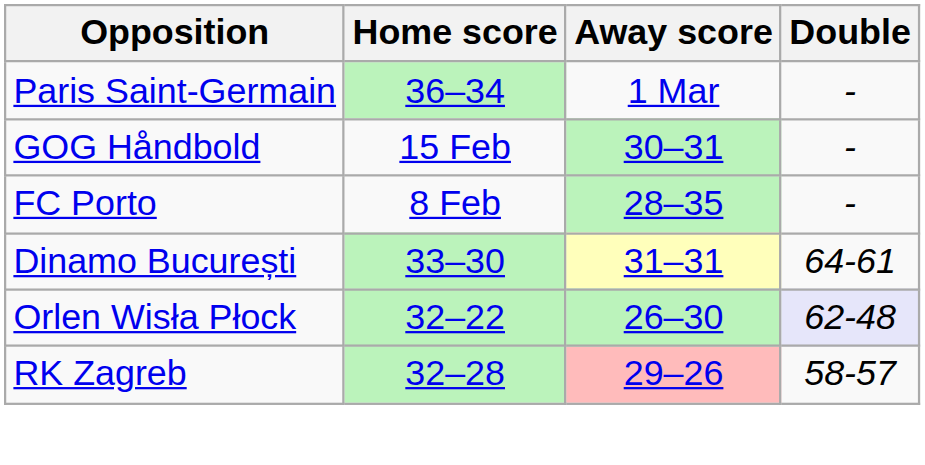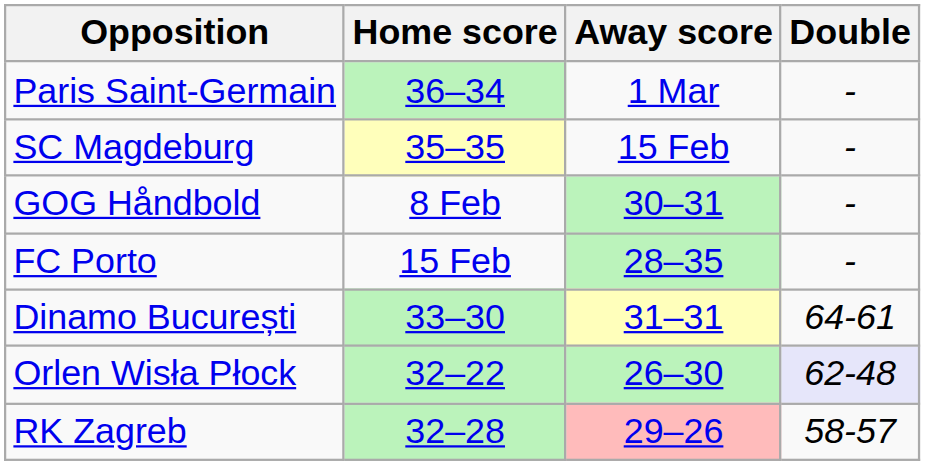+ row: (134, 146)
(455, 146) 15 Feb -> (455, 203) 8 Feb
(455, 203) 8 Feb -> (455, 260) 15 Feb
